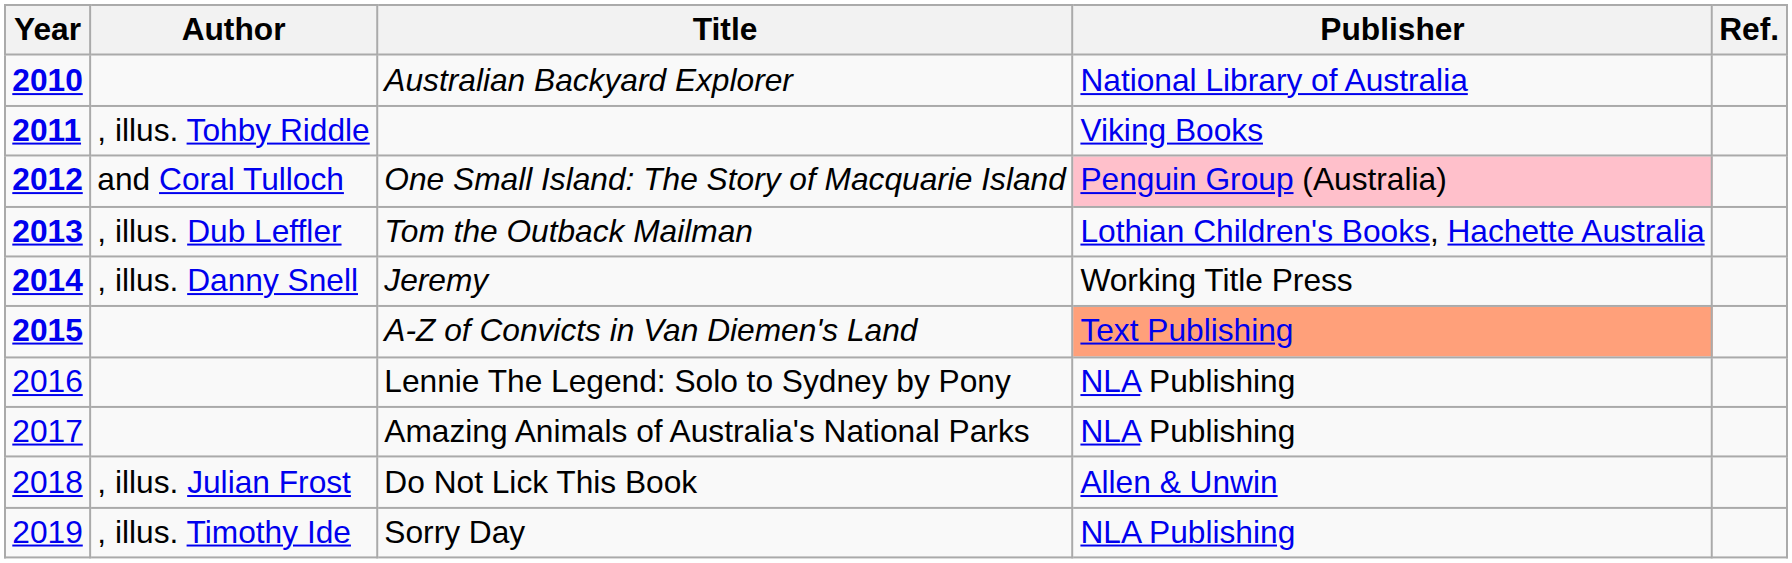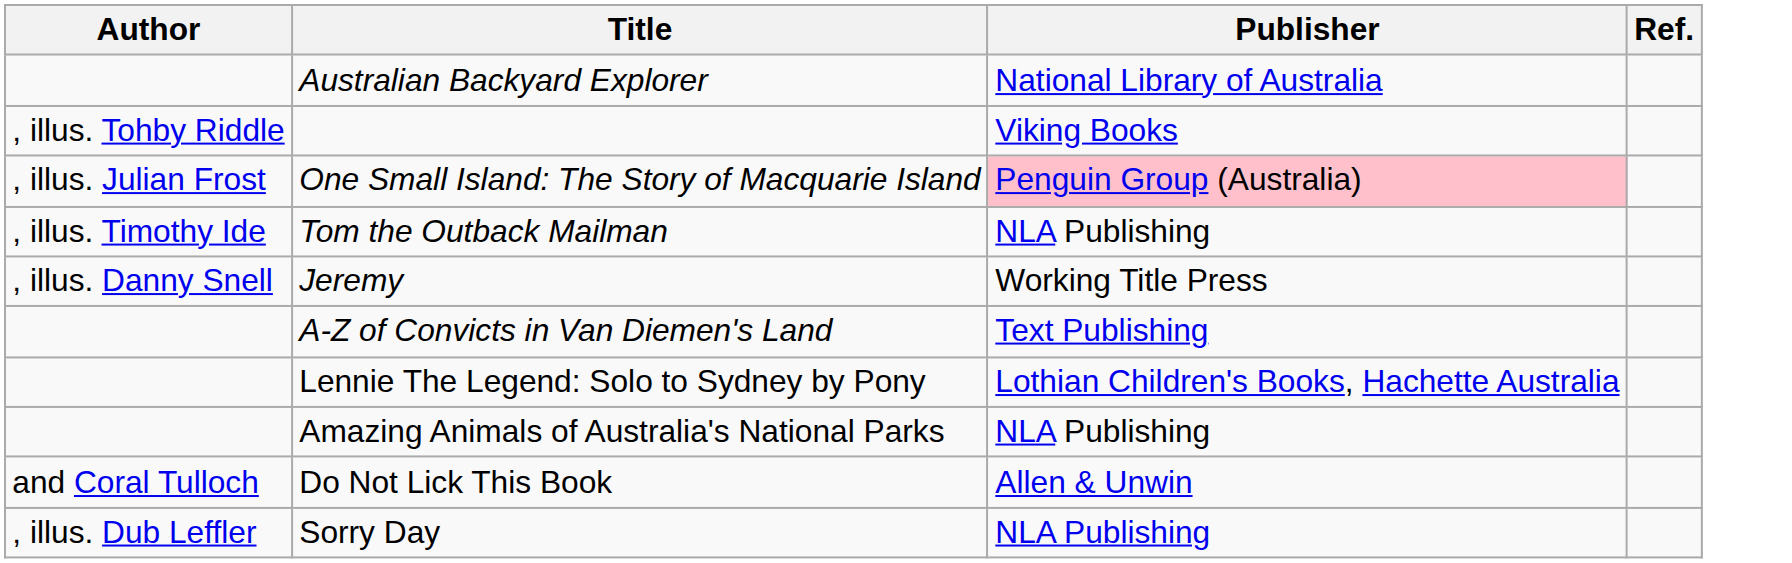- column: (48, 29)
(221, 180) and Coral Tulloch -> (139, 180) , illus. Julian Frost
(219, 230) , illus. Dub Leffler -> (139, 230) , illus. Timothy Ide
(1393, 230) Lothian Children's Books, Hachette Australia -> (1103, 230) NLA Publishing
(1187, 331) lightsalmon background -> (1102, 331) no background
(1188, 381) NLA Publishing -> (1307, 381) Lothian Children's Books, Hachette Australia
(224, 481) , illus. Julian Frost -> (136, 481) and Coral Tulloch
(224, 532) , illus. Timothy Ide -> (134, 532) , illus. Dub Leffler
